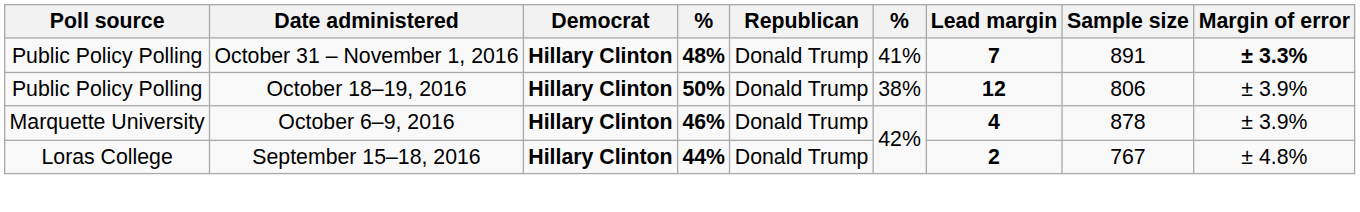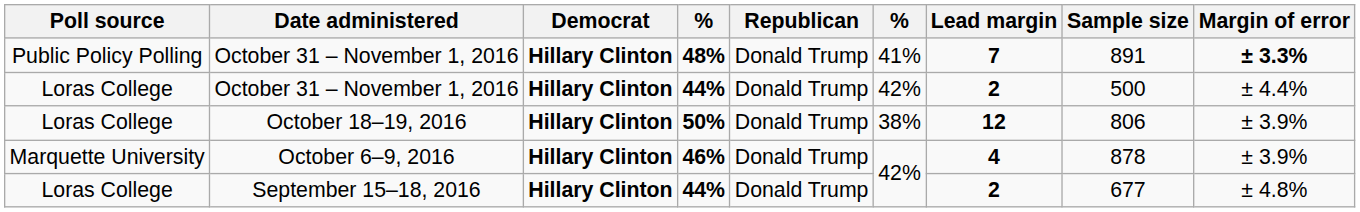+ row: (367, 88)
(107, 88) Public Policy Polling -> (107, 122) Loras College
(1128, 156) 767 -> (1128, 190) 677
